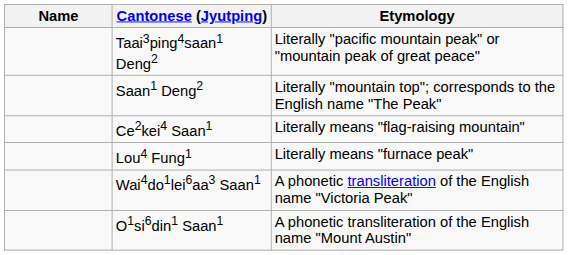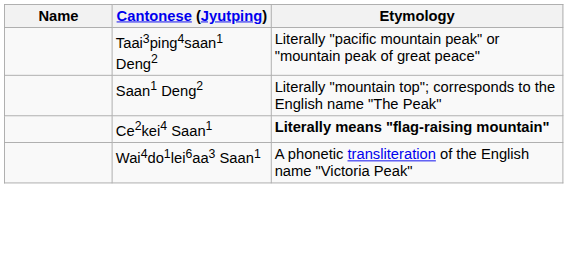(400, 127) normal -> (412, 127) bold
- row: (154, 156)
- row: (170, 223)
